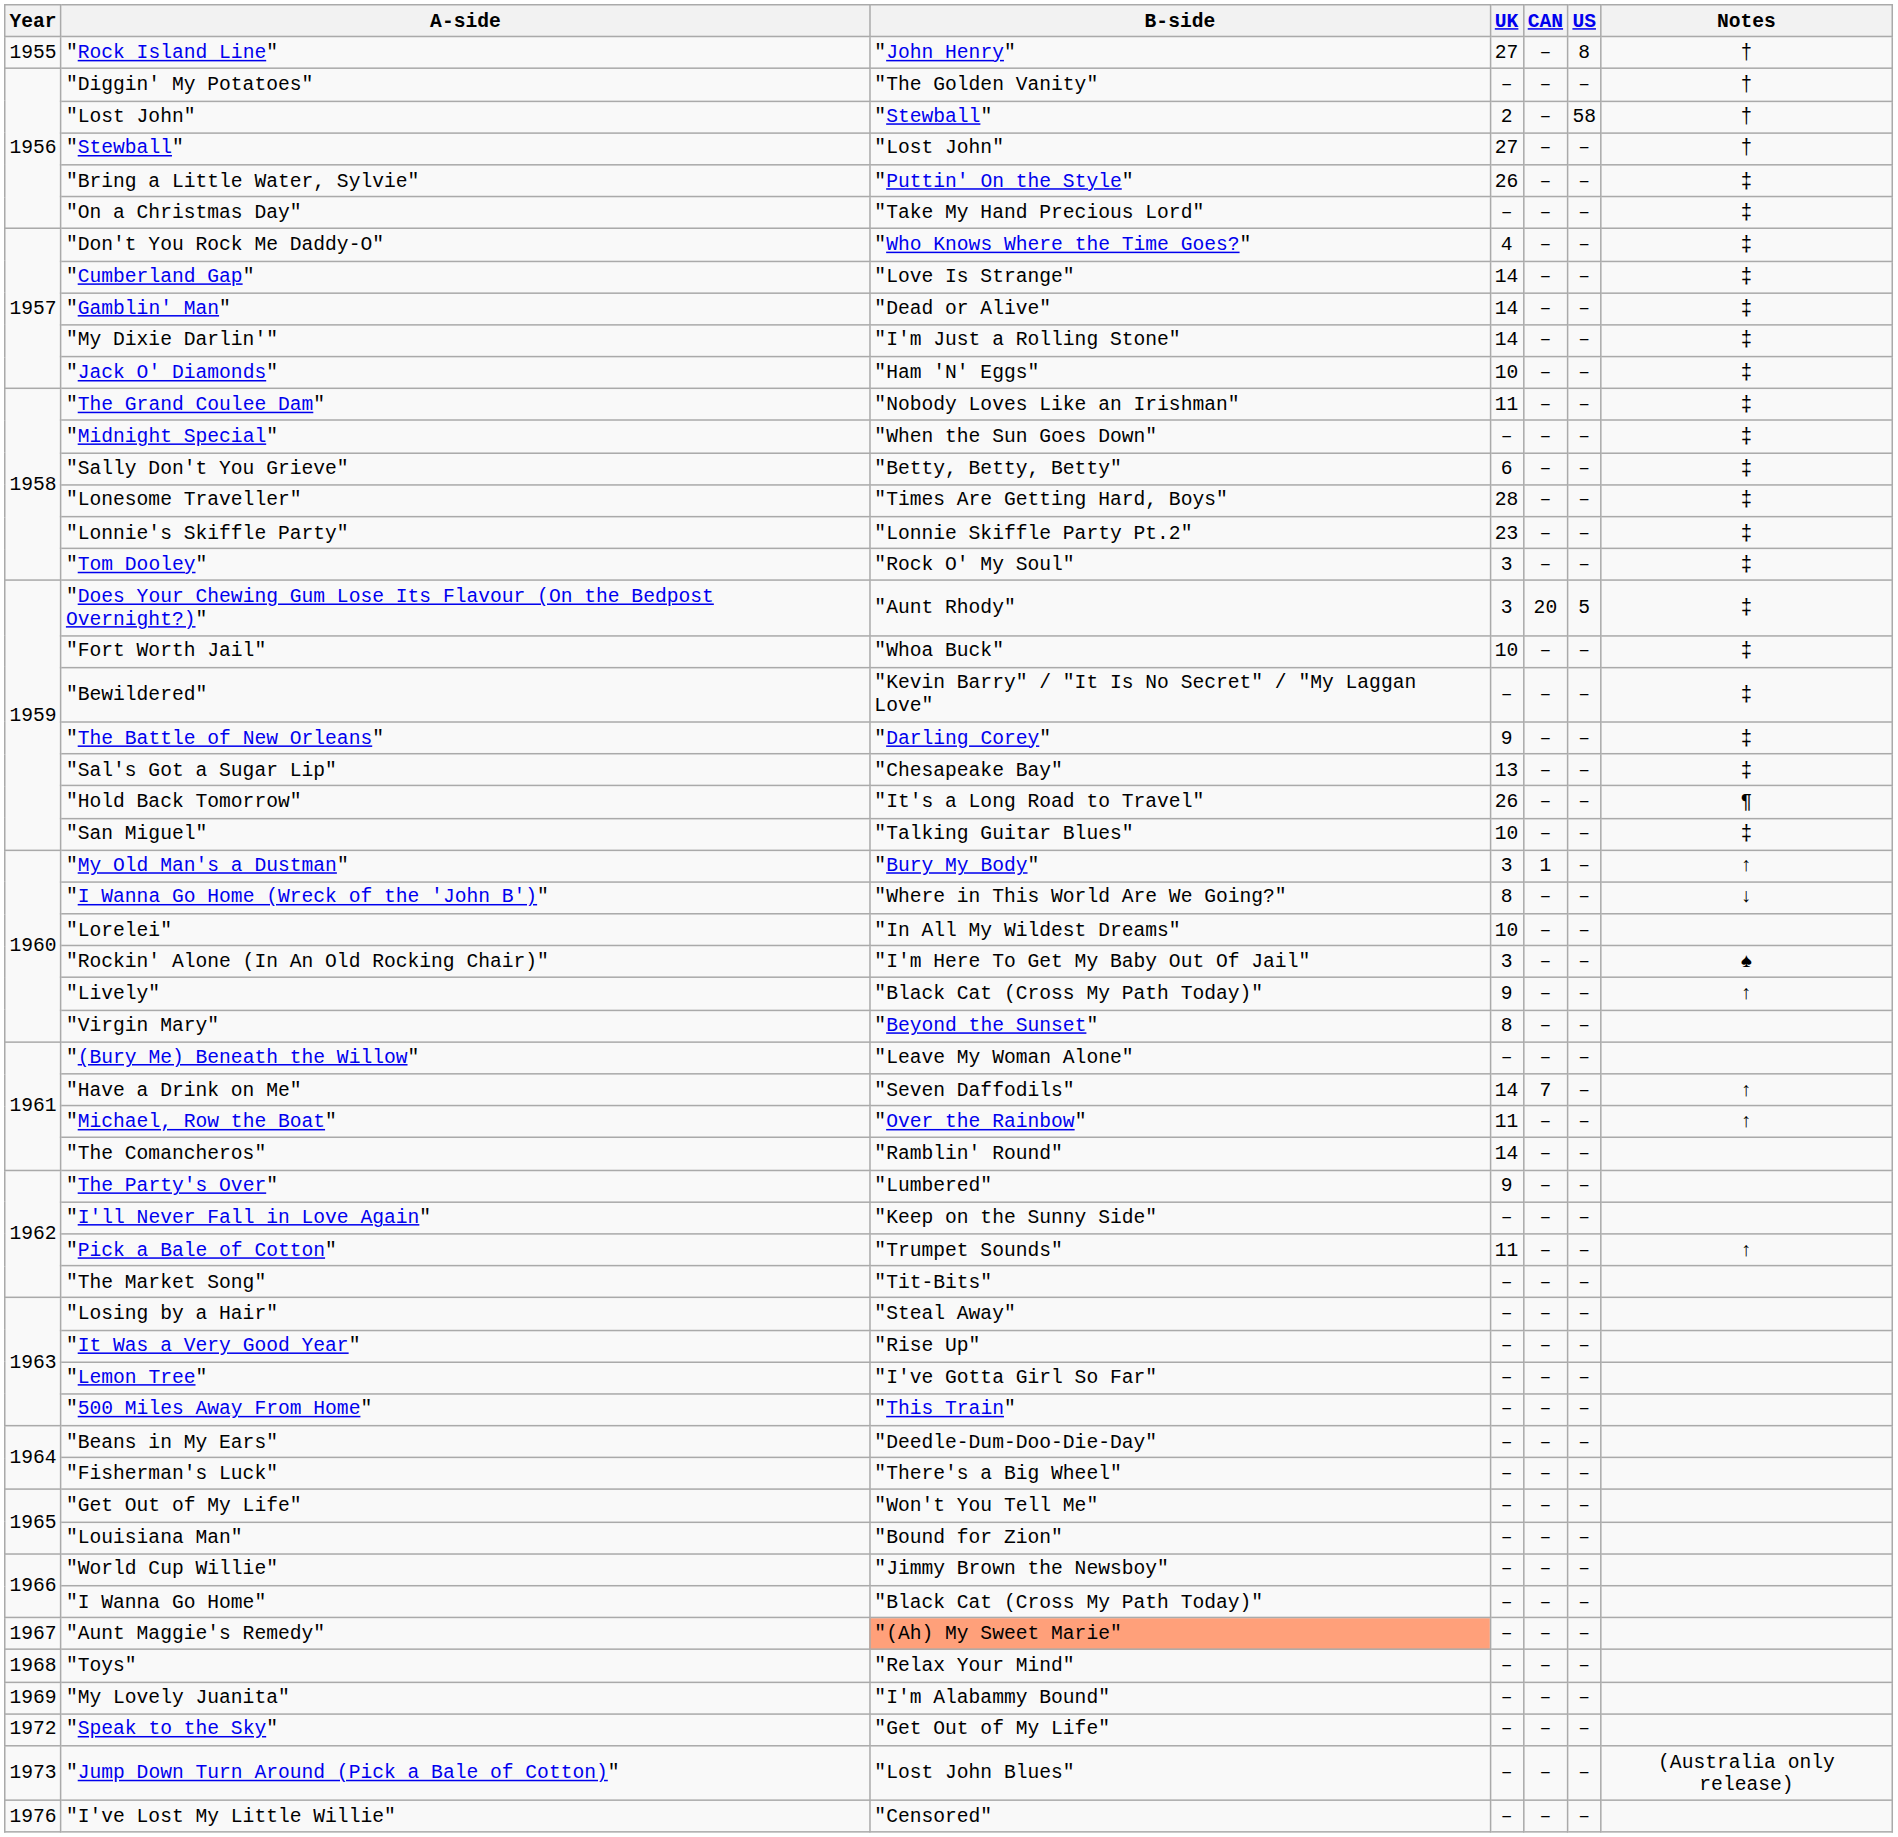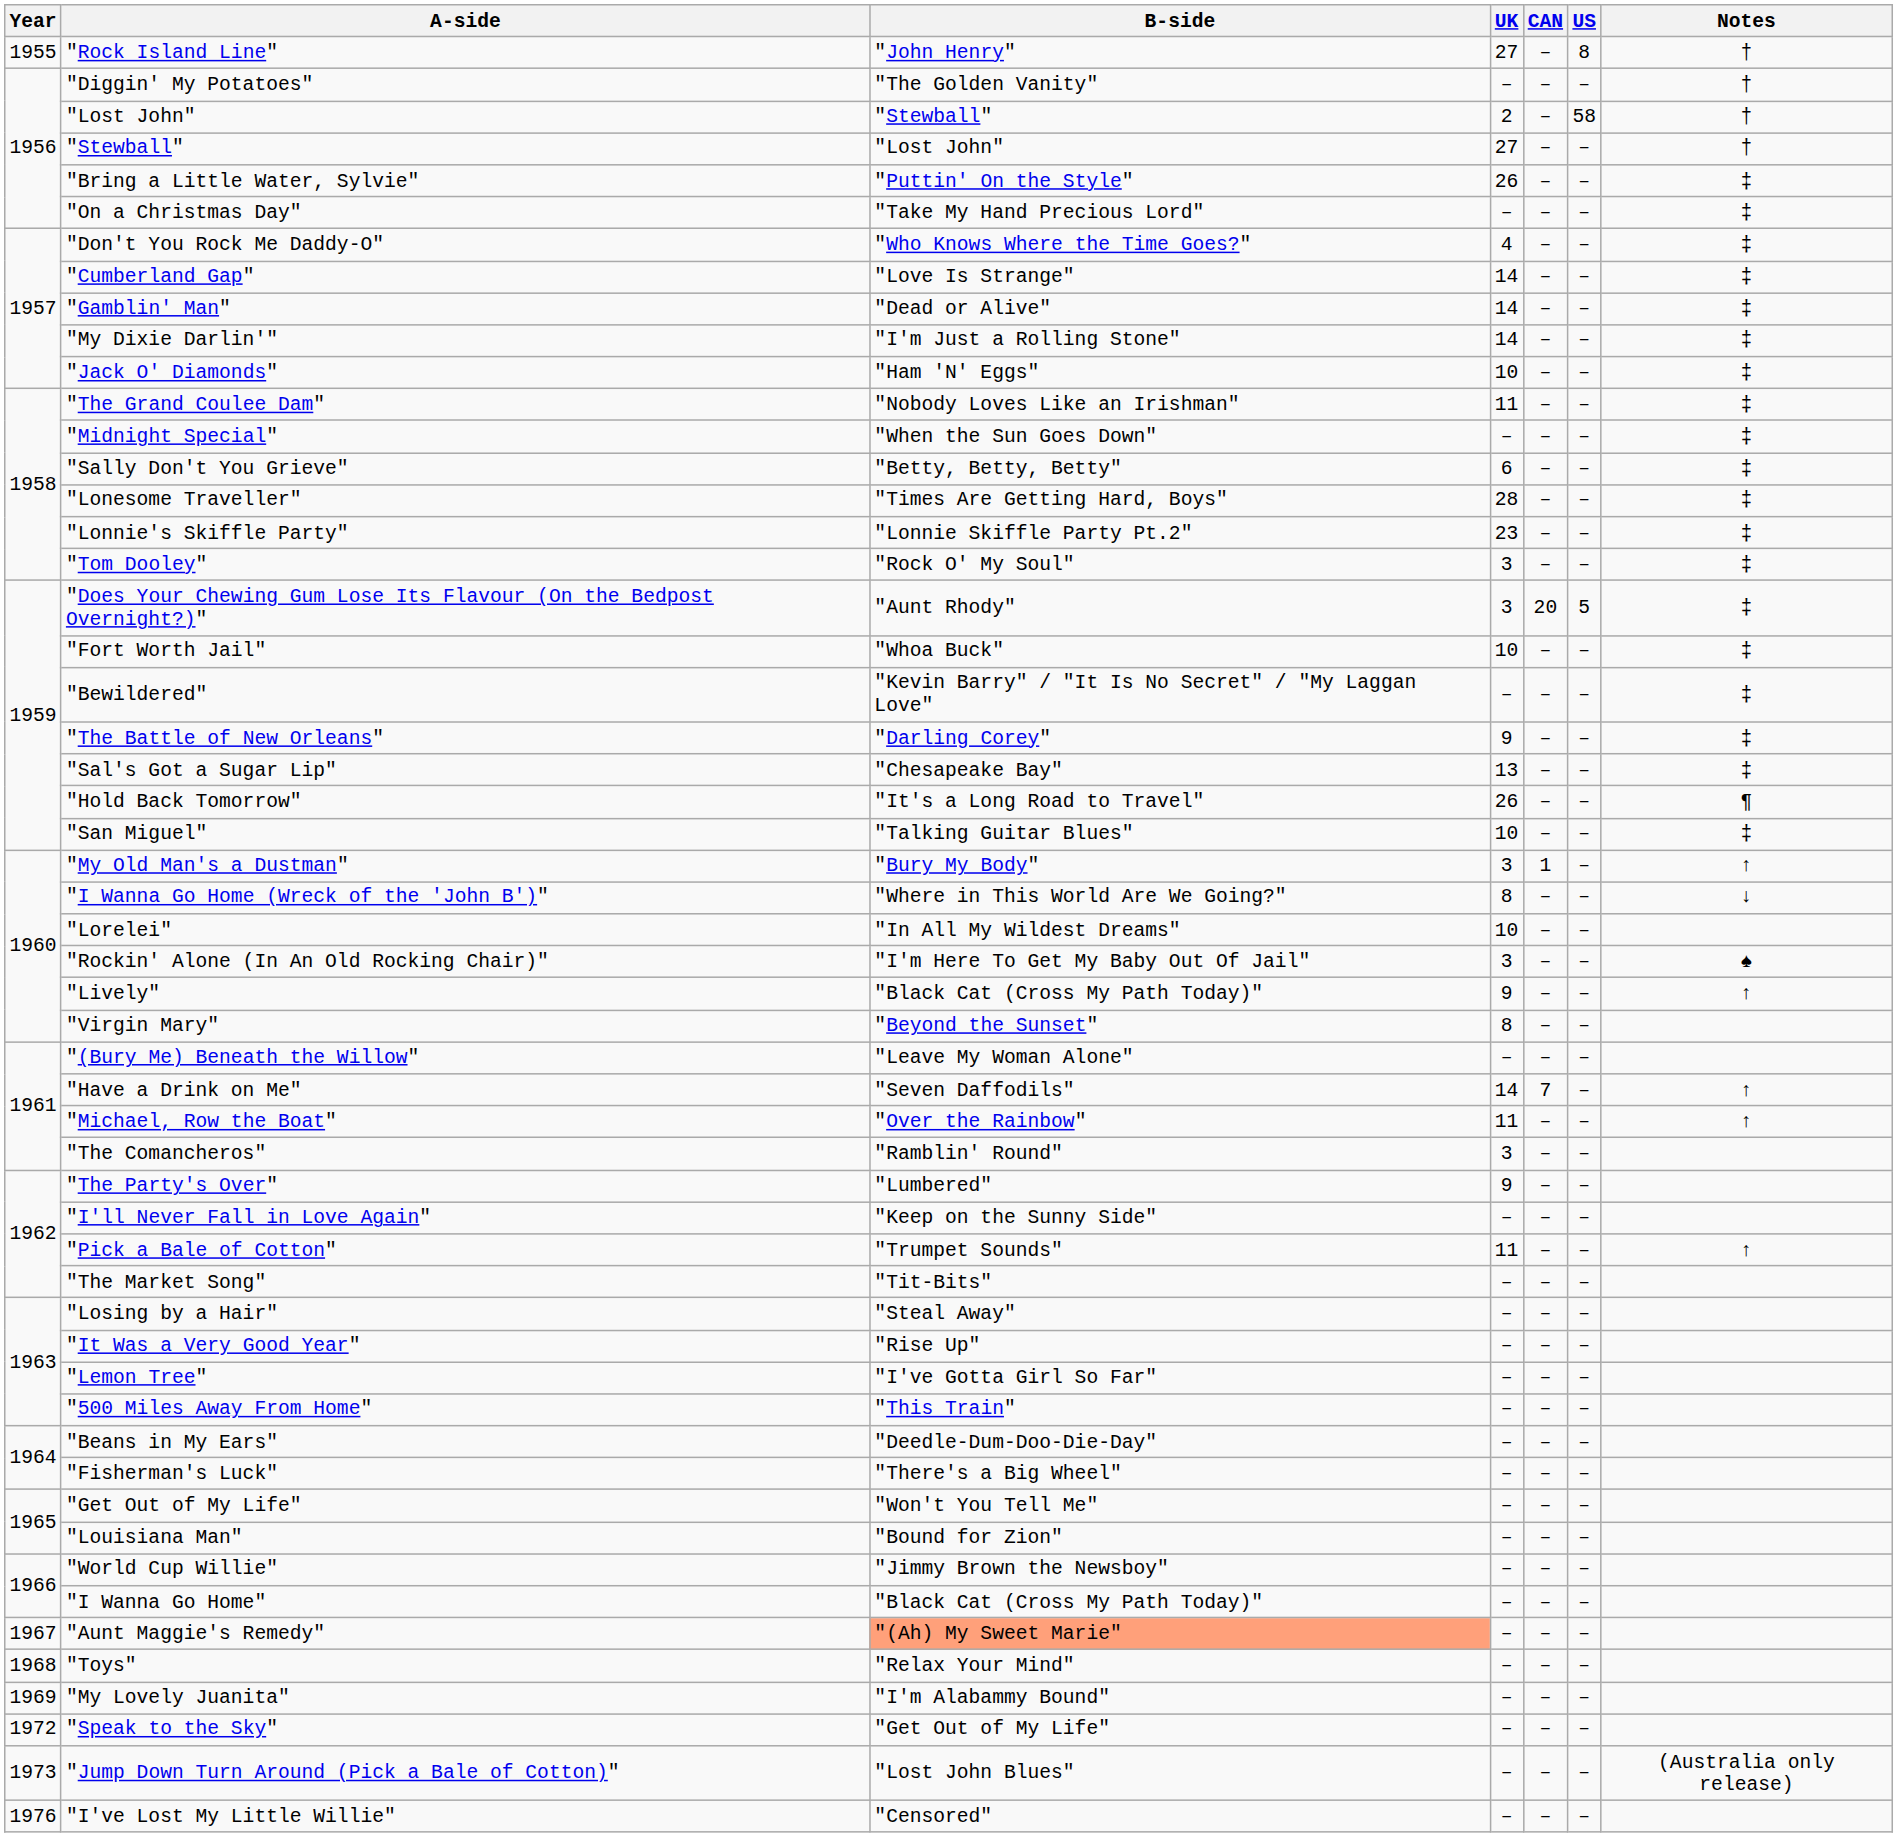(1507, 1154) 14 -> (1507, 1154) 3
